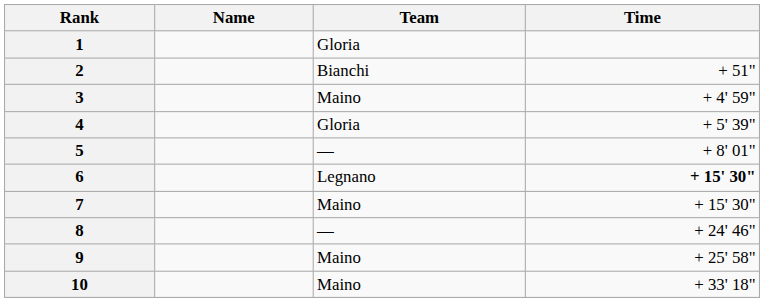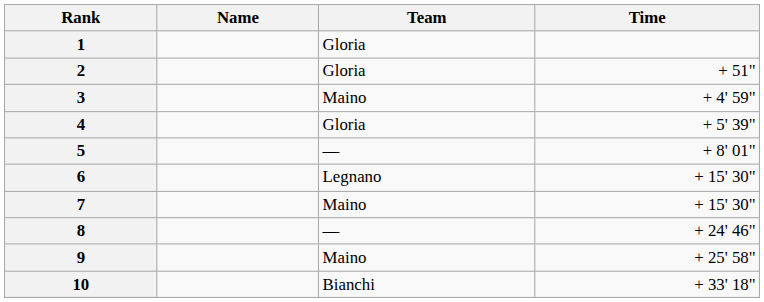(343, 71) Bianchi -> (344, 71) Gloria
(723, 177) bold -> (725, 177) normal
(339, 284) Maino -> (349, 284) Bianchi
